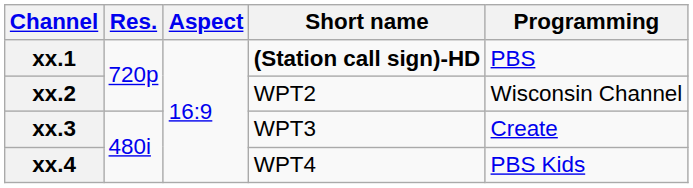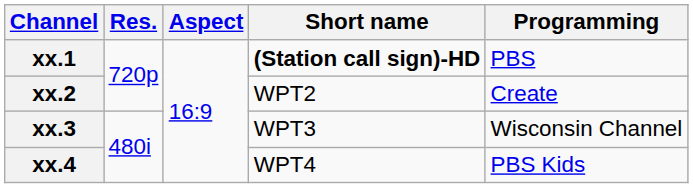(586, 93) Wisconsin Channel -> (524, 93) Create
(524, 128) Create -> (586, 128) Wisconsin Channel
